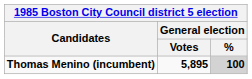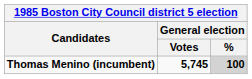(195, 64) 5,895 -> (195, 64) 5,745
